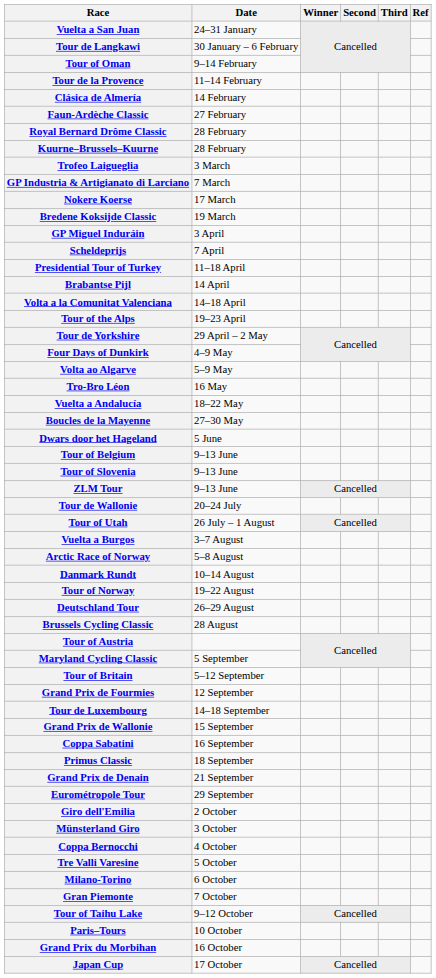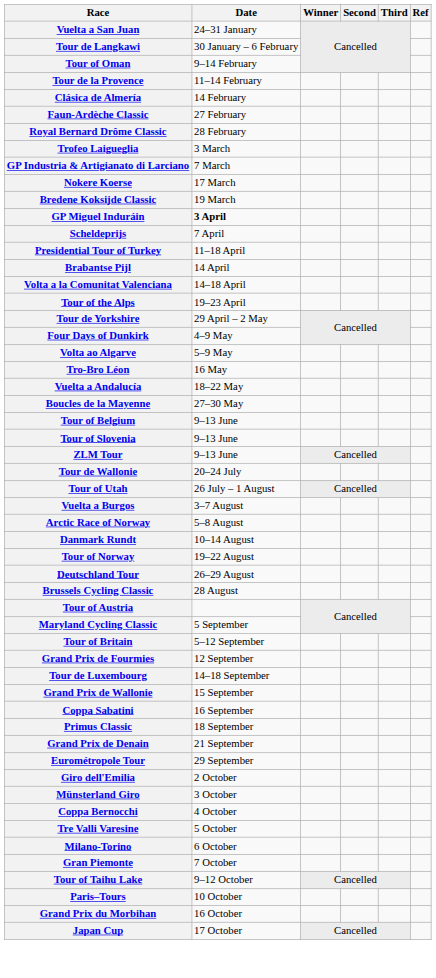- row: (98, 149)
(209, 234) normal -> (210, 217) bold
- row: (98, 438)
